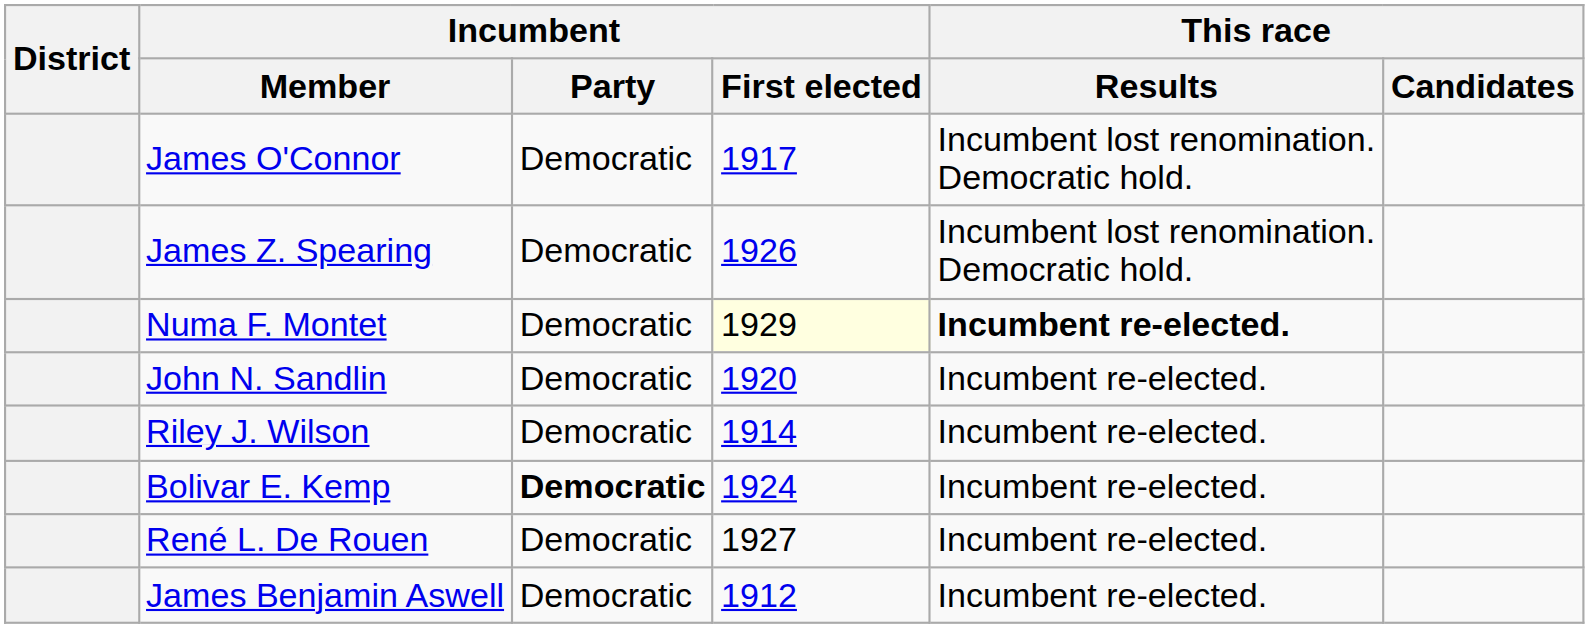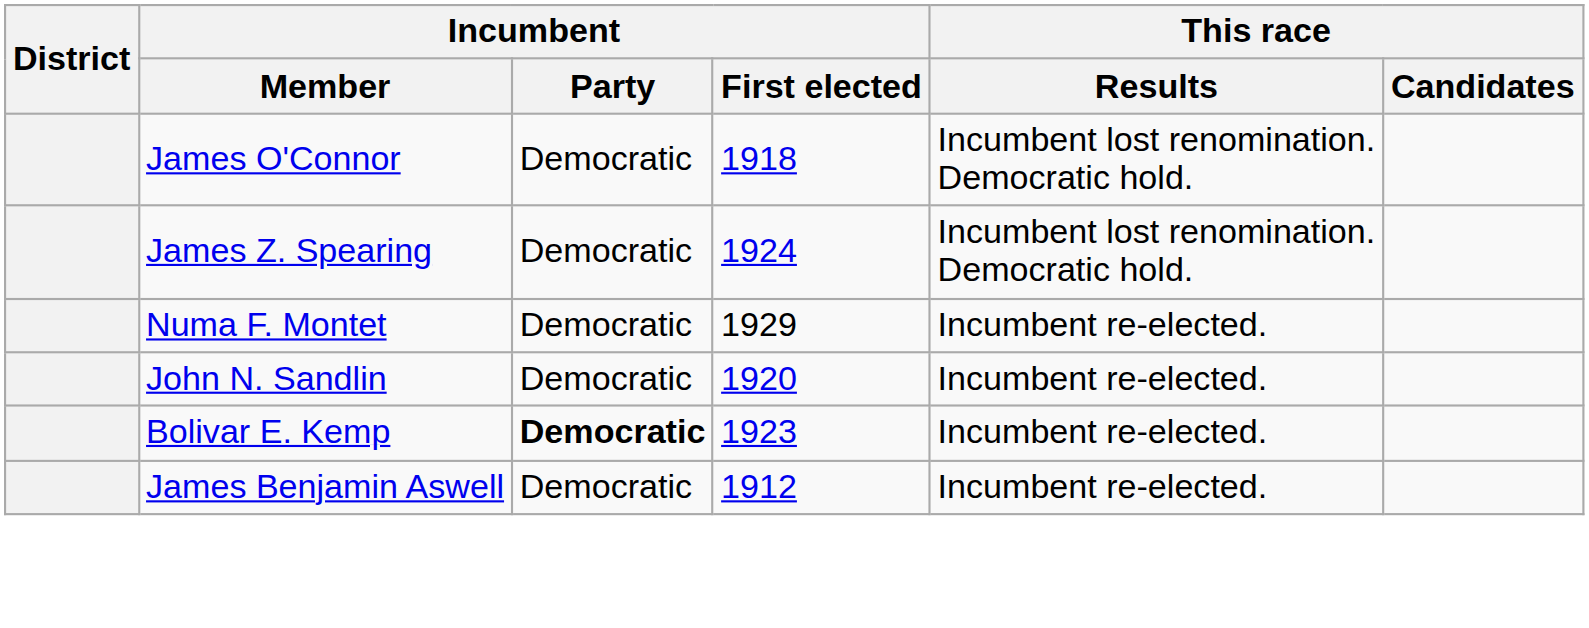(759, 158) 1917 -> (759, 158) 1918
(759, 251) 1926 -> (759, 251) 1924
(759, 324) lightyellow background -> (759, 324) no background
(1114, 324) bold -> (1102, 324) normal
- row: (258, 432)
(759, 486) 1924 -> (759, 432) 1923
- row: (287, 540)
